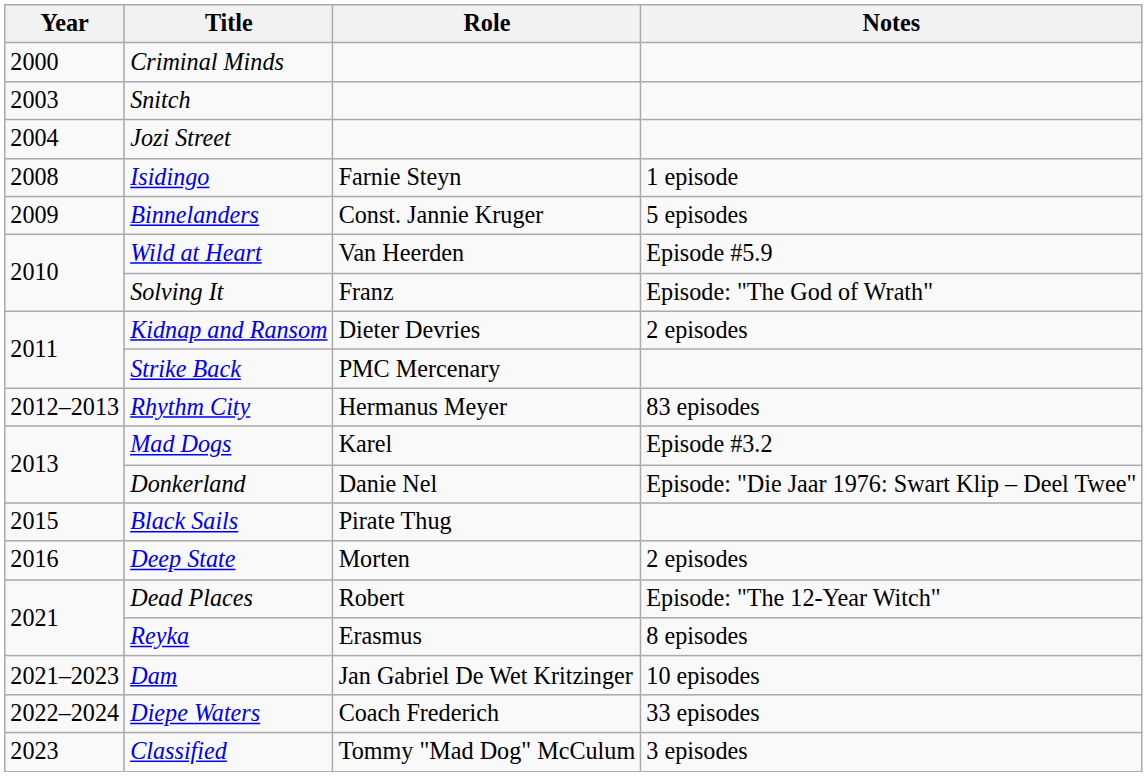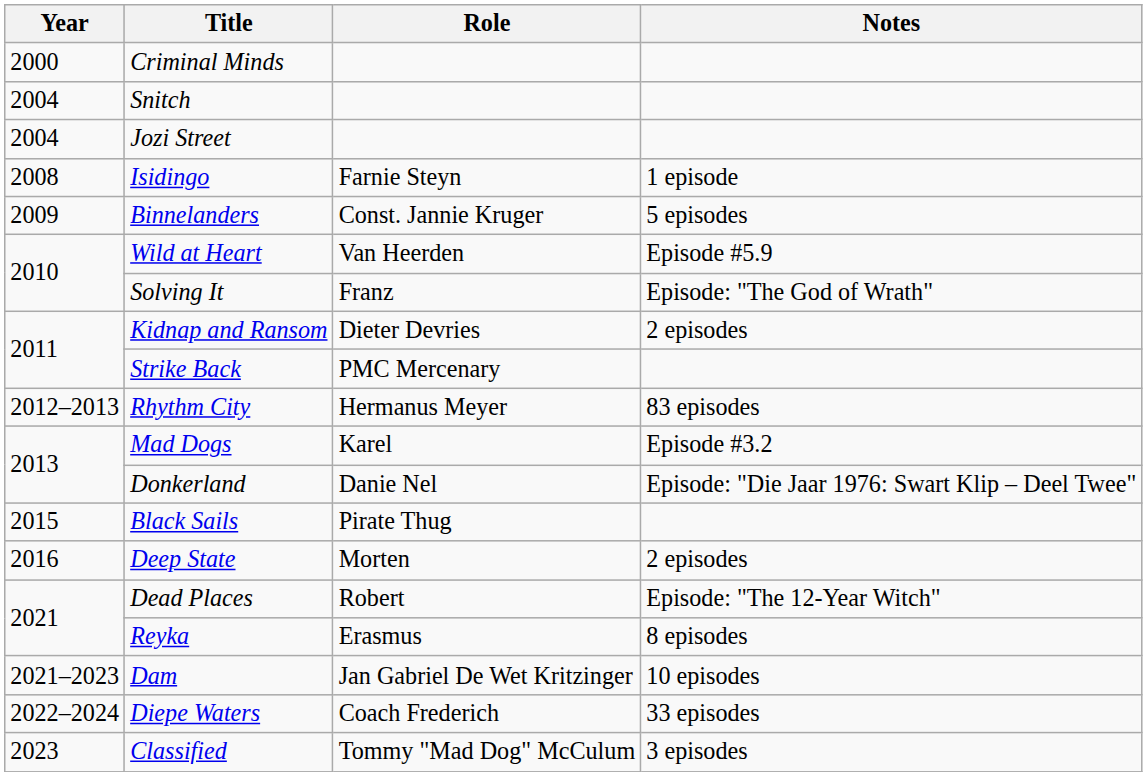(34, 100) 2003 -> (34, 100) 2004
